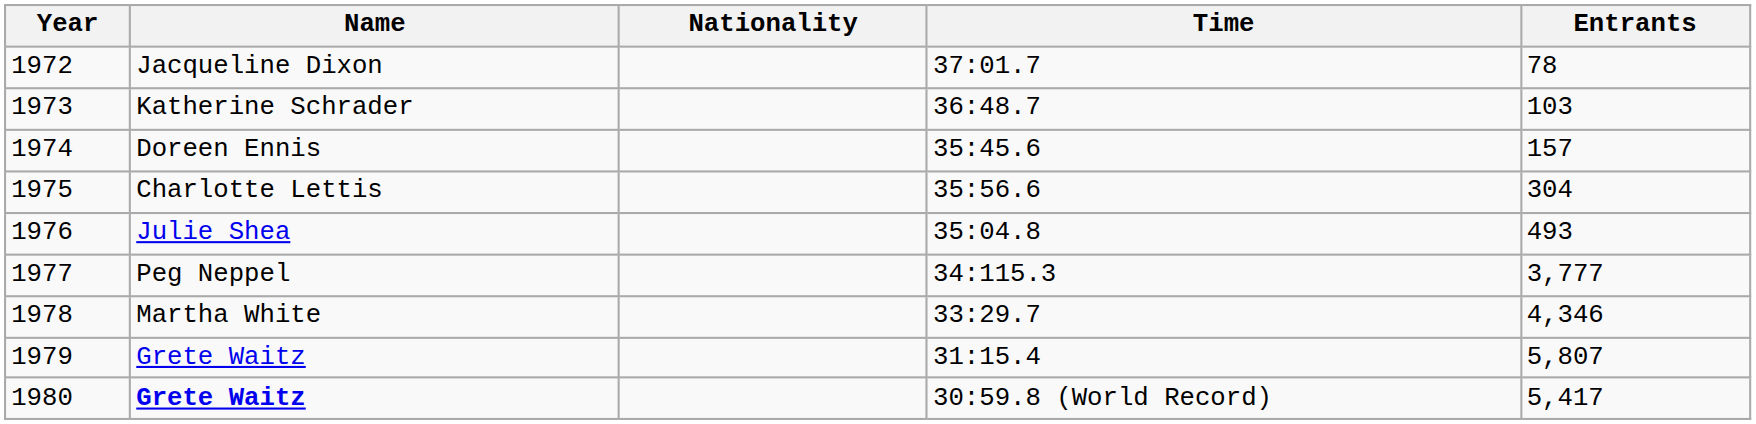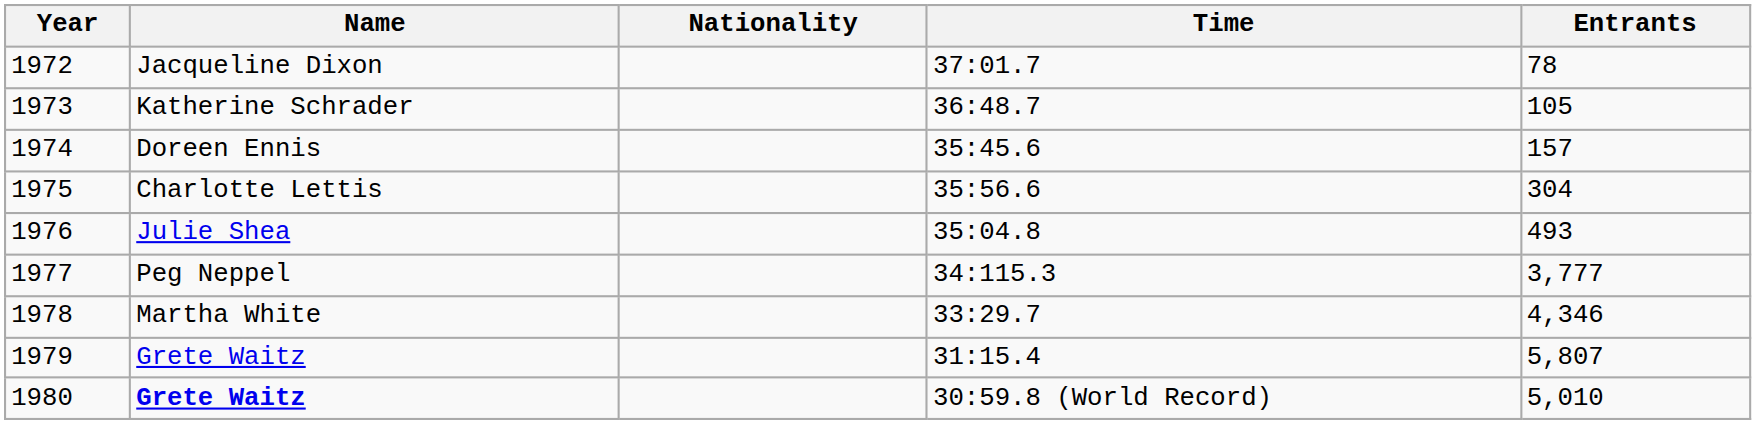(1550, 109) 103 -> (1550, 109) 105
(1565, 399) 5,417 -> (1565, 399) 5,010
